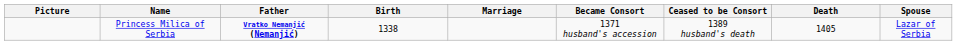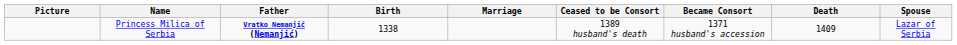columns swapped: (610, 11) <-> (718, 11)
(826, 29) 1405 -> (826, 29) 1409
